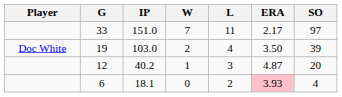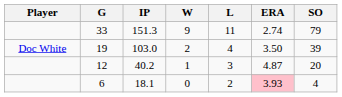(144, 30) 151.0 -> (144, 30) 151.3
(187, 30) 7 -> (187, 30) 9
(273, 30) 2.17 -> (273, 30) 2.74
(315, 30) 97 -> (315, 30) 79
